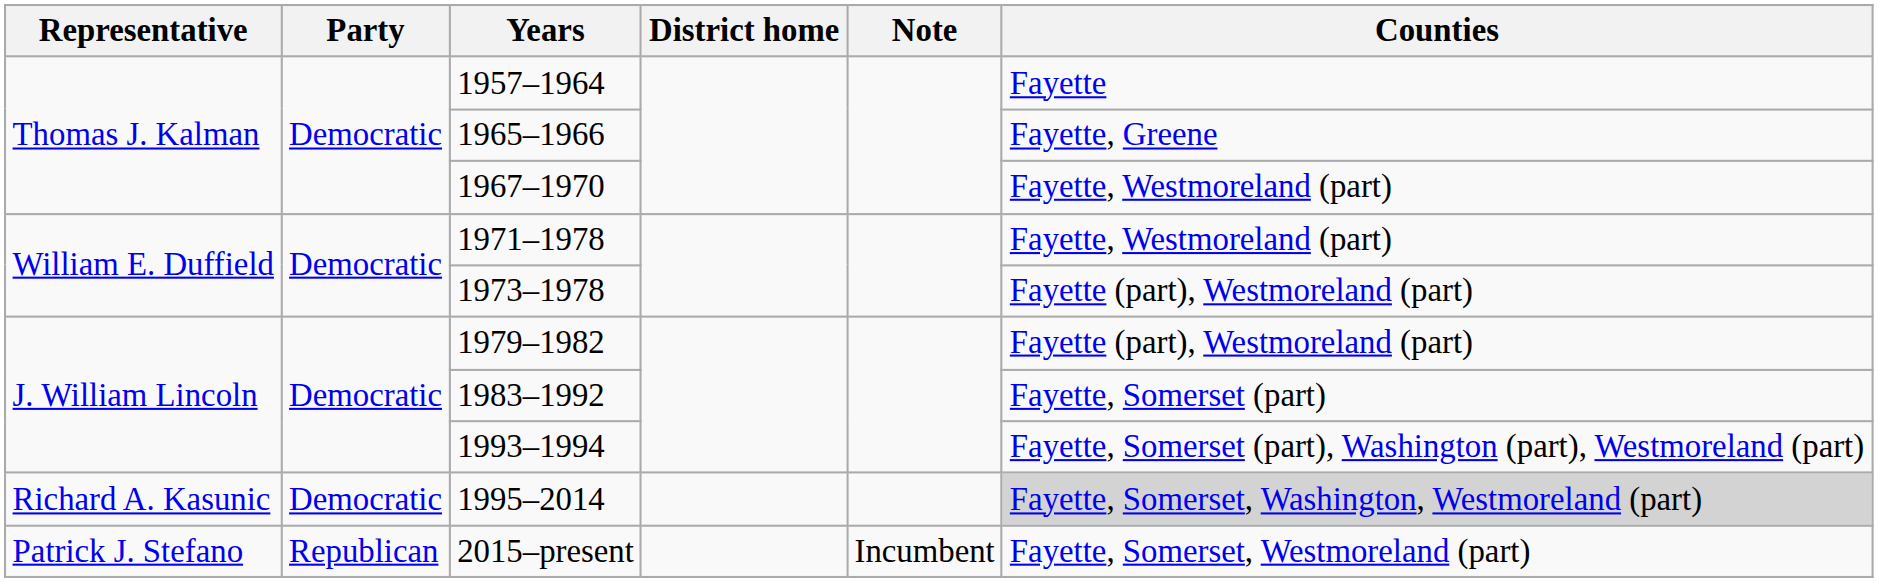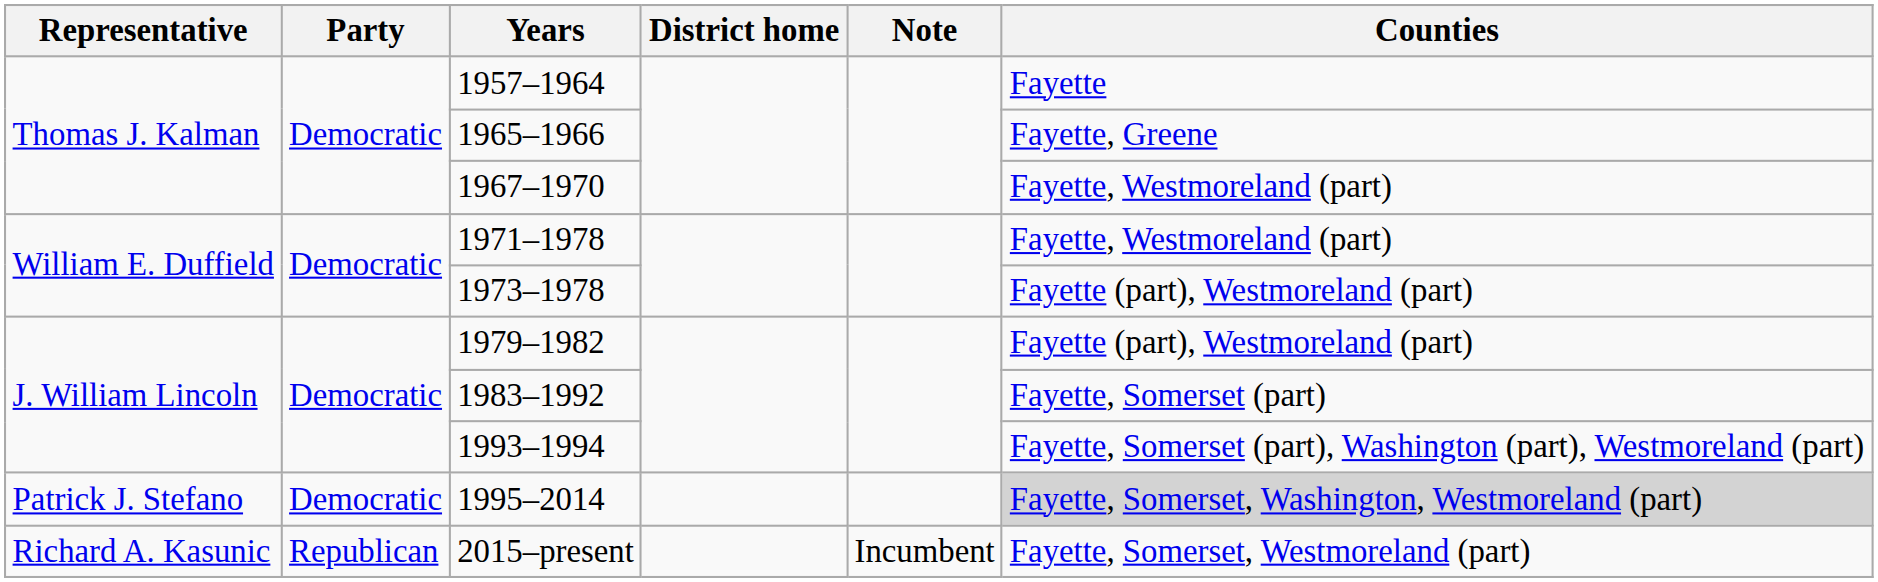(141, 498) Richard A. Kasunic -> (128, 498) Patrick J. Stefano
(128, 550) Patrick J. Stefano -> (141, 550) Richard A. Kasunic
